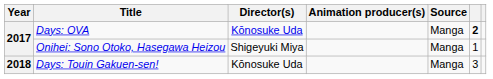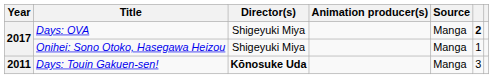(267, 30) Kōnosuke Uda -> (268, 30) Shigeyuki Miya
(19, 64) 2018 -> (19, 64) 2011
(267, 64) normal -> (268, 64) bold
